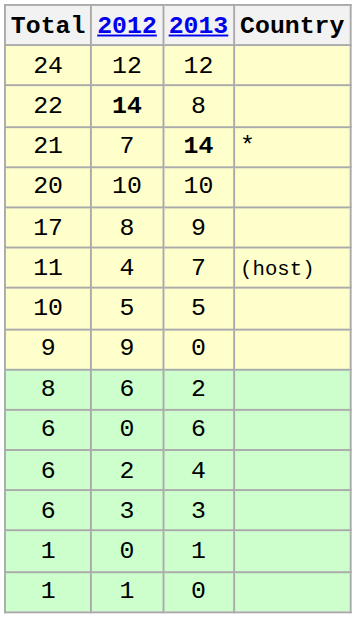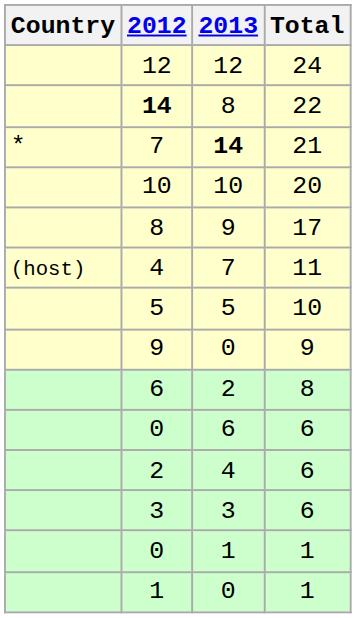columns swapped: (292, 25) <-> (48, 25)
